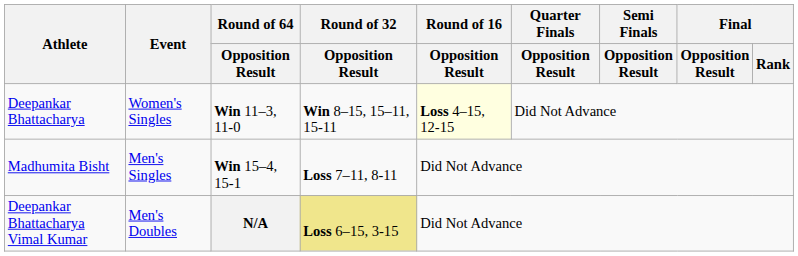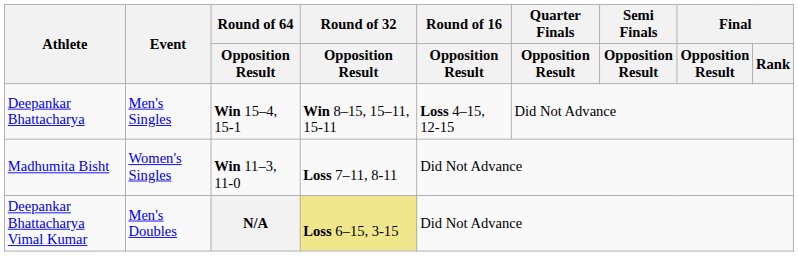(155, 111) Women's Singles -> (150, 111) Men's Singles
(245, 119) Win 11–3, 11-0 -> (246, 119) Win 15–4, 15-1
(453, 119) lightyellow background -> (453, 119) no background
(150, 167) Men's Singles -> (155, 167) Women's Singles
(246, 175) Win 15–4, 15-1 -> (245, 175) Win 11–3, 11-0
